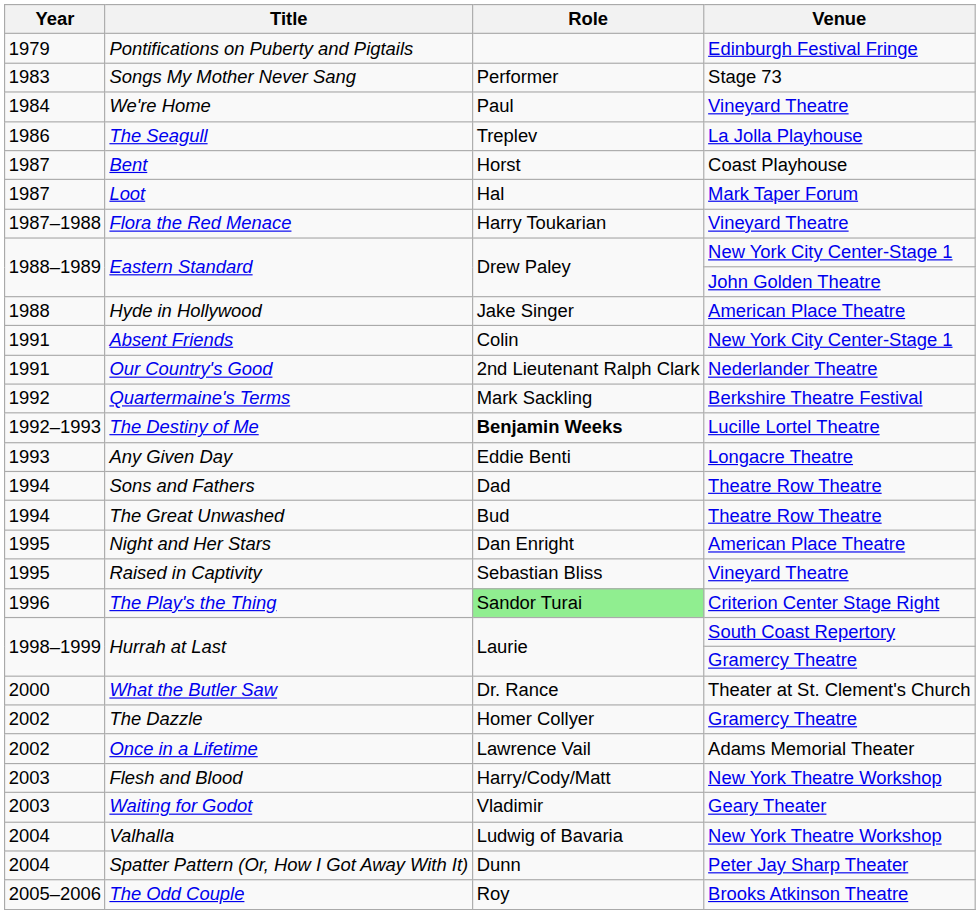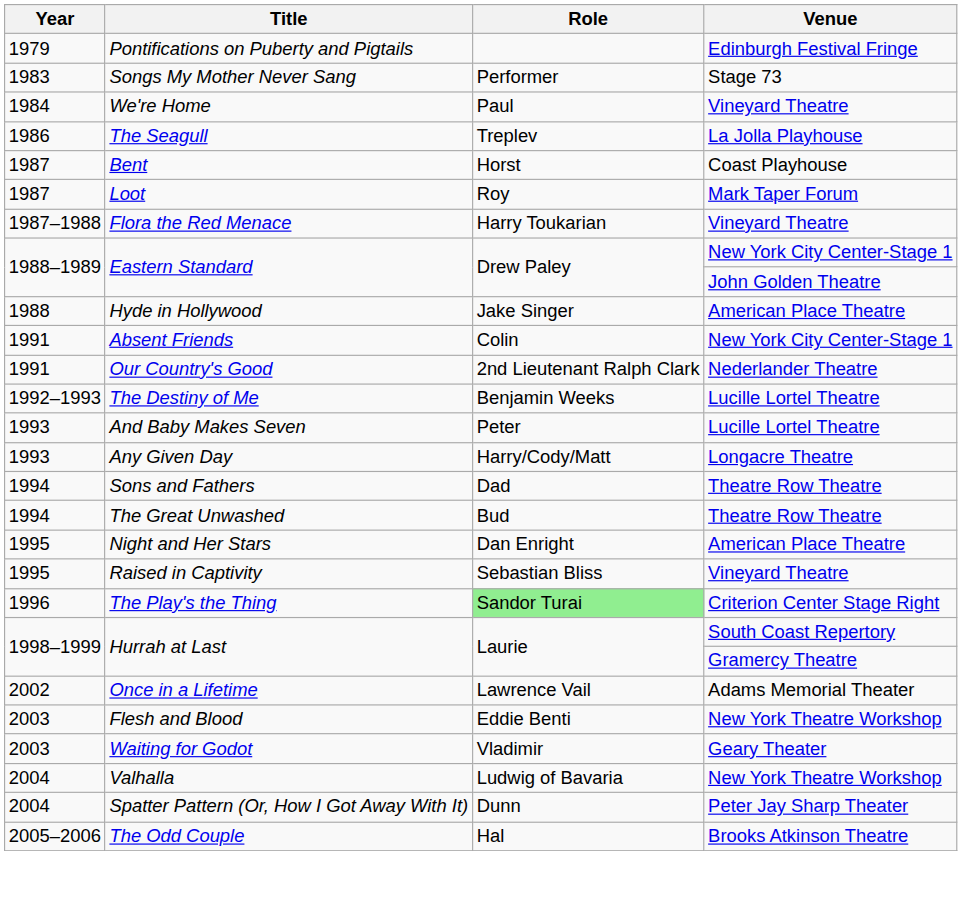(490, 194) Hal -> (493, 194) Roy
- row: (200, 398)
(550, 427) bold -> (546, 398) normal
+ row: (208, 427)
(524, 456) Eddie Benti -> (544, 456) Harry/Cody/Matt
- row: (193, 690)
- row: (156, 719)
(544, 777) Harry/Cody/Matt -> (524, 719) Eddie Benti
(493, 894) Roy -> (490, 836) Hal
